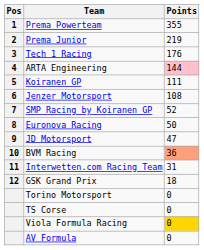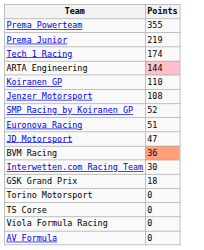- column: (14, 11)
(174, 54) 176 -> (155, 54) 174
(174, 82) 111 -> (155, 82) 110
(172, 124) 50 -> (152, 124) 51
(172, 167) 31 -> (152, 167) 30
(169, 223) gold background -> (150, 223) no background
